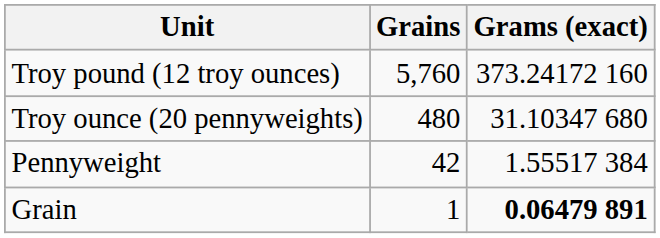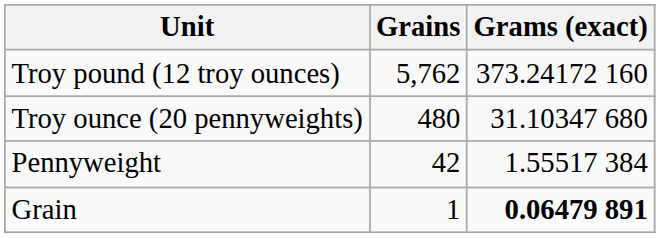(428, 72) 5,760 -> (428, 72) 5,762
